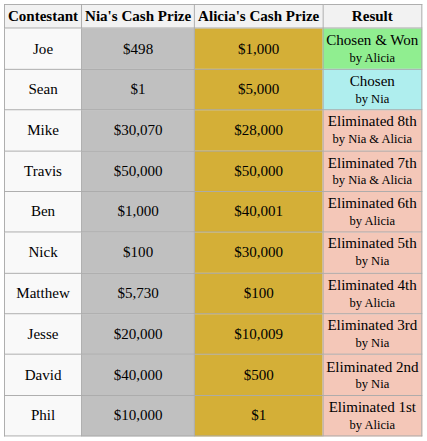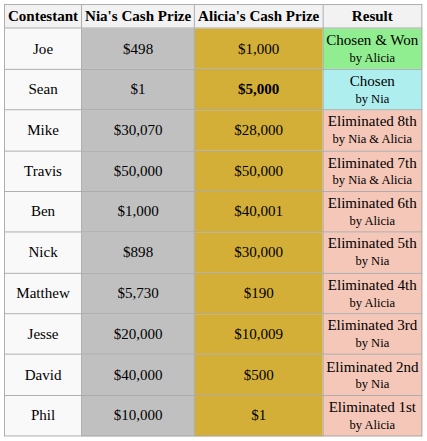(259, 89) normal -> (259, 89) bold
(138, 252) $100 -> (138, 252) $898
(259, 293) $100 -> (259, 293) $190
